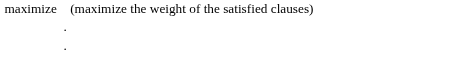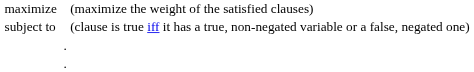+ row: (30, 27)
